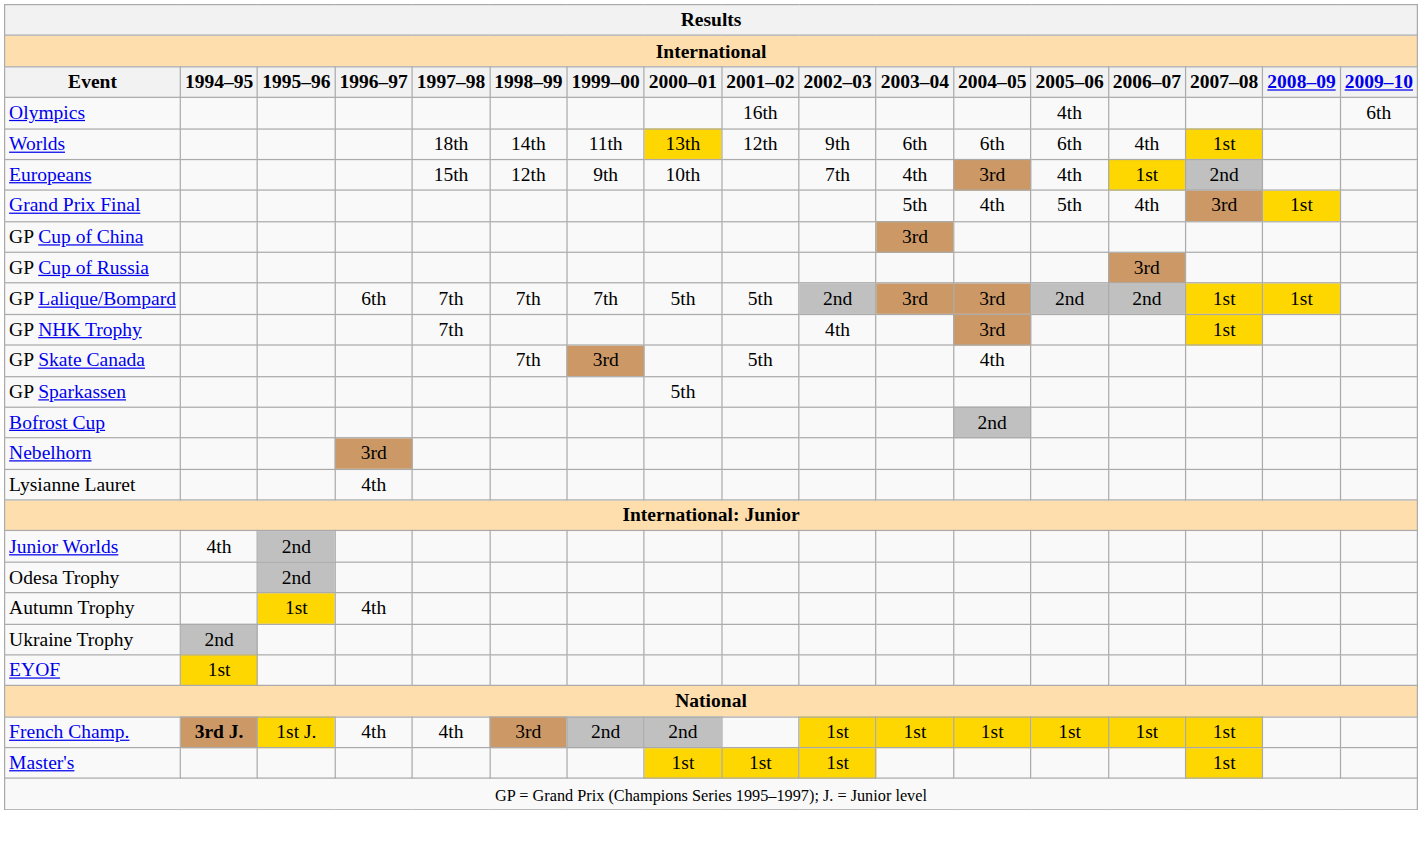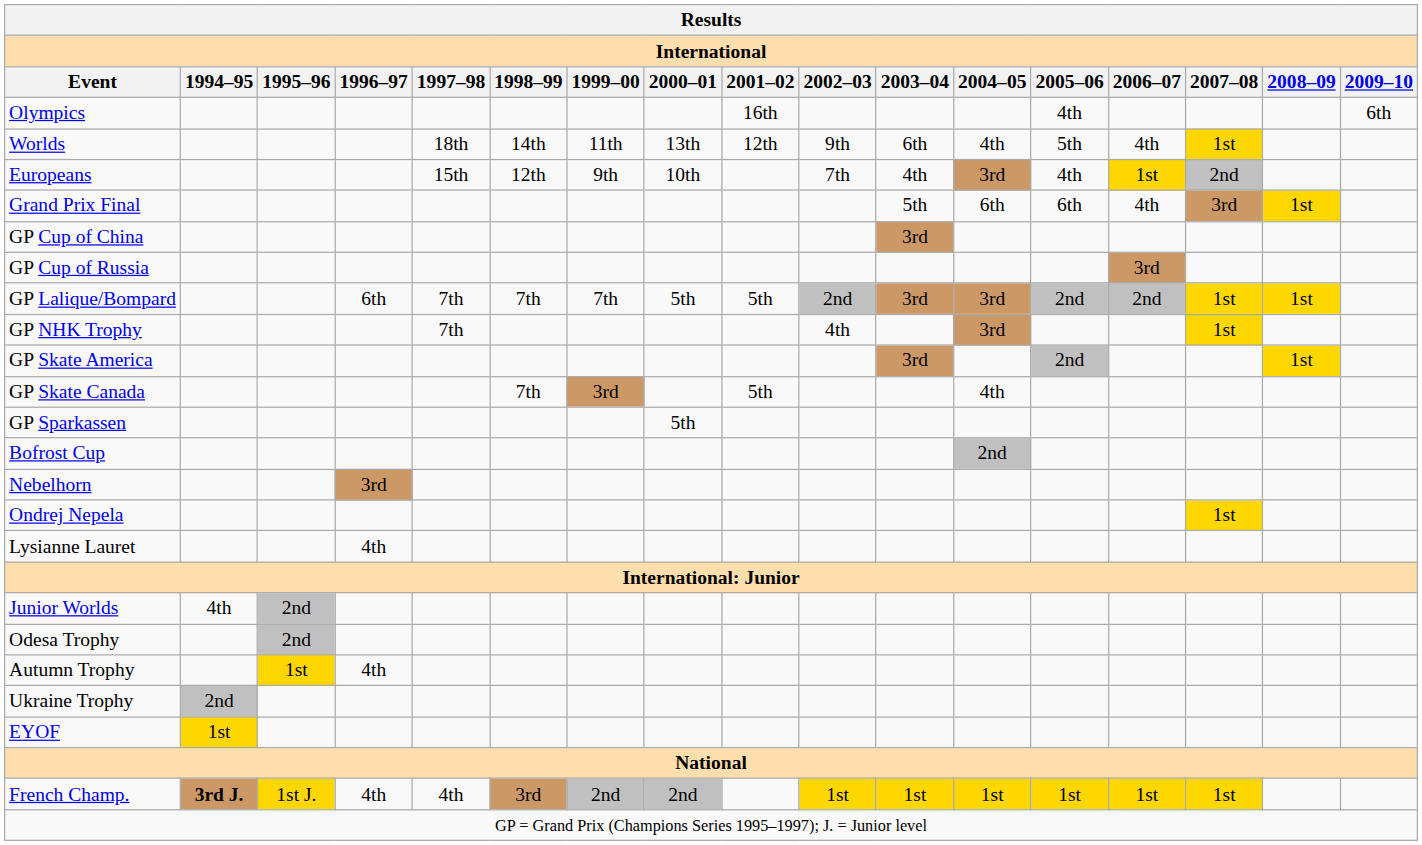(683, 143) gold background -> (683, 143) no background
(992, 143) 6th -> (992, 143) 4th
(1070, 143) 6th -> (1070, 143) 5th
(992, 205) 4th -> (992, 205) 6th
(1070, 205) 5th -> (1070, 205) 6th
+ row: (81, 360)
+ row: (66, 515)
- row: (42, 762)
